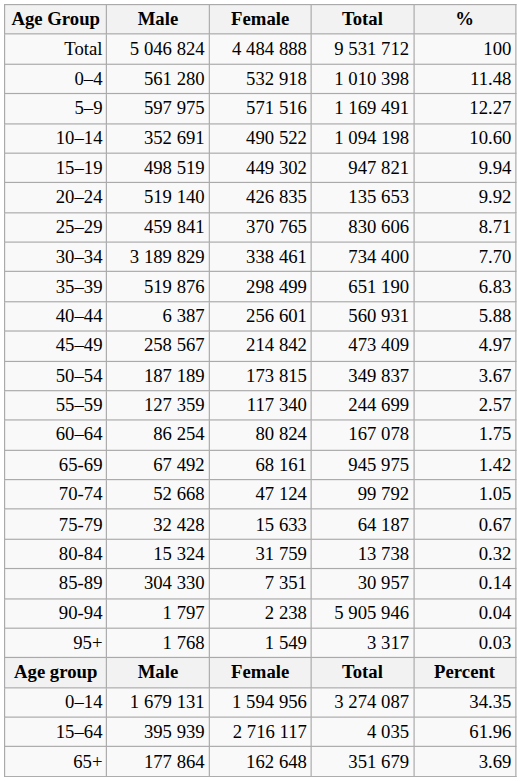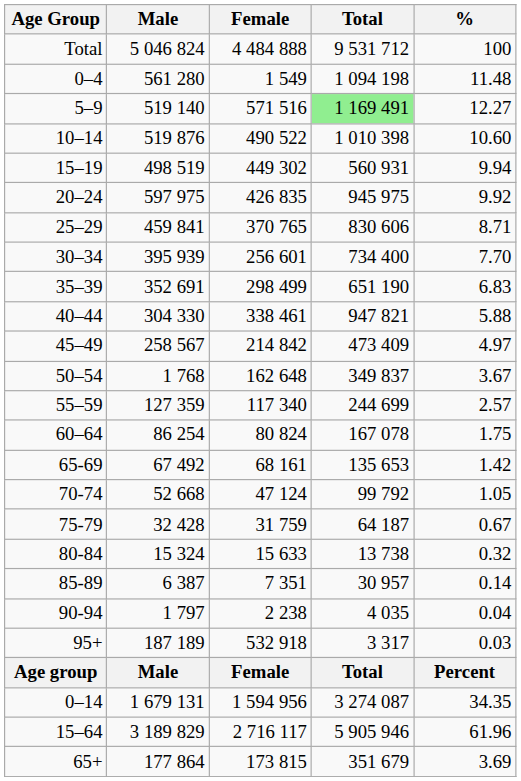(277, 78) 532 918 -> (286, 78) 1 549
(372, 78) 1 010 398 -> (372, 78) 1 094 198
(174, 108) 597 975 -> (174, 108) 519 140
(372, 108) no background -> (372, 108) lightgreen background
(174, 138) 352 691 -> (174, 138) 519 876
(372, 138) 1 094 198 -> (372, 138) 1 010 398
(379, 167) 947 821 -> (379, 167) 560 931
(174, 197) 519 140 -> (174, 197) 597 975
(379, 197) 135 653 -> (379, 197) 945 975
(167, 256) 3 189 829 -> (174, 256) 395 939
(277, 256) 338 461 -> (277, 256) 256 601
(174, 286) 519 876 -> (174, 286) 352 691
(184, 316) 6 387 -> (174, 316) 304 330
(277, 316) 256 601 -> (277, 316) 338 461
(379, 316) 560 931 -> (379, 316) 947 821
(174, 375) 187 189 -> (184, 375) 1 768
(277, 375) 173 815 -> (277, 375) 162 648
(379, 464) 945 975 -> (379, 464) 135 653
(281, 524) 15 633 -> (281, 524) 31 759
(281, 553) 31 759 -> (281, 553) 15 633
(174, 583) 304 330 -> (184, 583) 6 387
(372, 613) 5 905 946 -> (388, 613) 4 035
(184, 642) 1 768 -> (174, 642) 187 189
(286, 642) 1 549 -> (277, 642) 532 918
(174, 731) 395 939 -> (167, 731) 3 189 829
(388, 731) 4 035 -> (372, 731) 5 905 946
(277, 761) 162 648 -> (277, 761) 173 815
